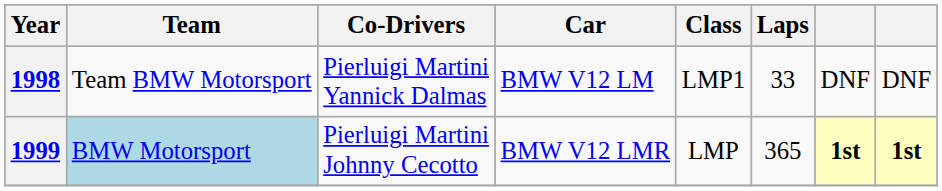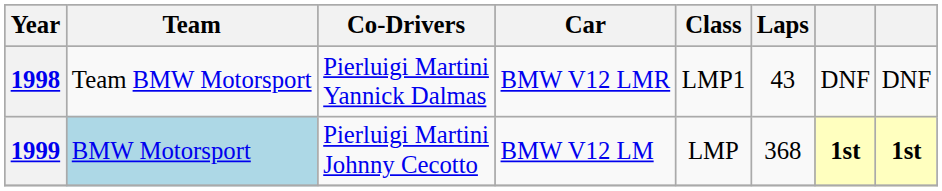(577, 80) BMW V12 LM -> (585, 80) BMW V12 LMR
(783, 80) 33 -> (783, 80) 43
(585, 150) BMW V12 LMR -> (577, 150) BMW V12 LM
(783, 150) 365 -> (783, 150) 368
